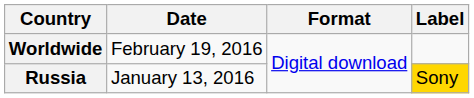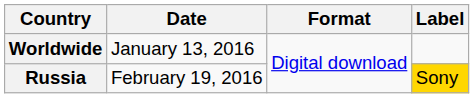(187, 48) February 19, 2016 -> (183, 48) January 13, 2016
(183, 78) January 13, 2016 -> (187, 78) February 19, 2016
